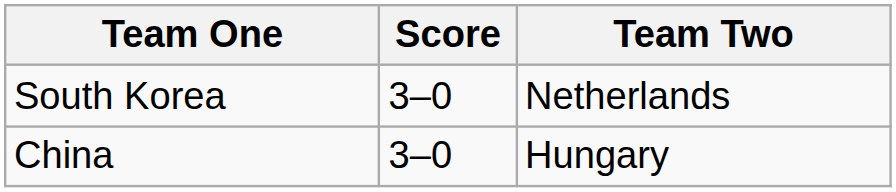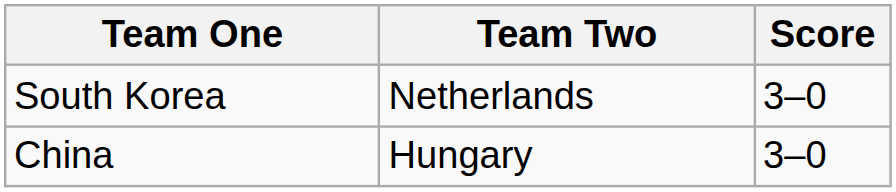columns swapped: (704, 34) <-> (448, 34)
